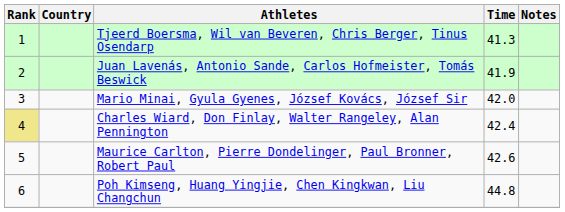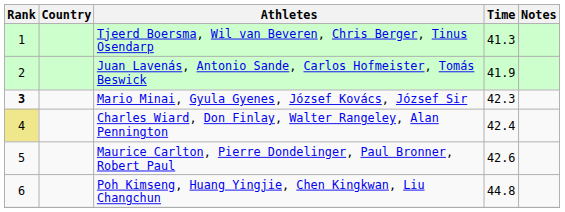(22, 99) normal -> (22, 99) bold
(501, 99) 42.0 -> (501, 99) 42.3
